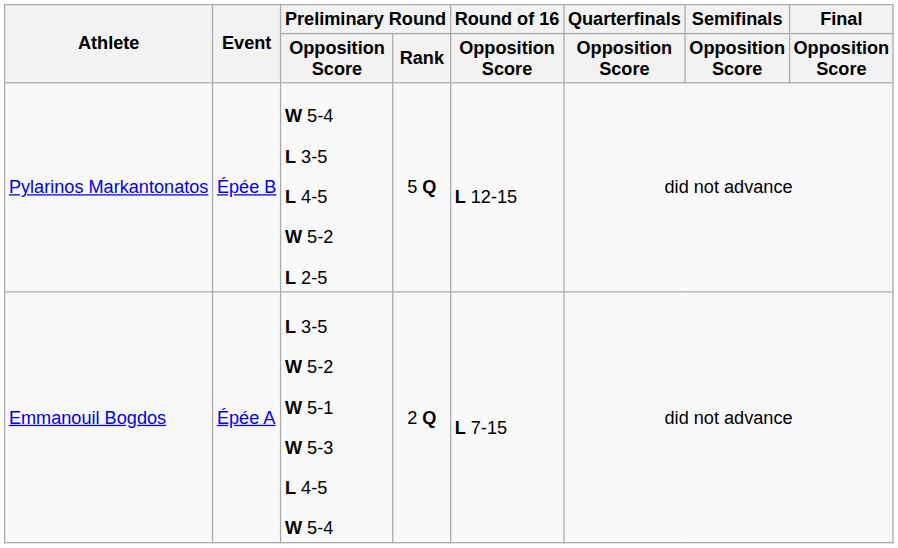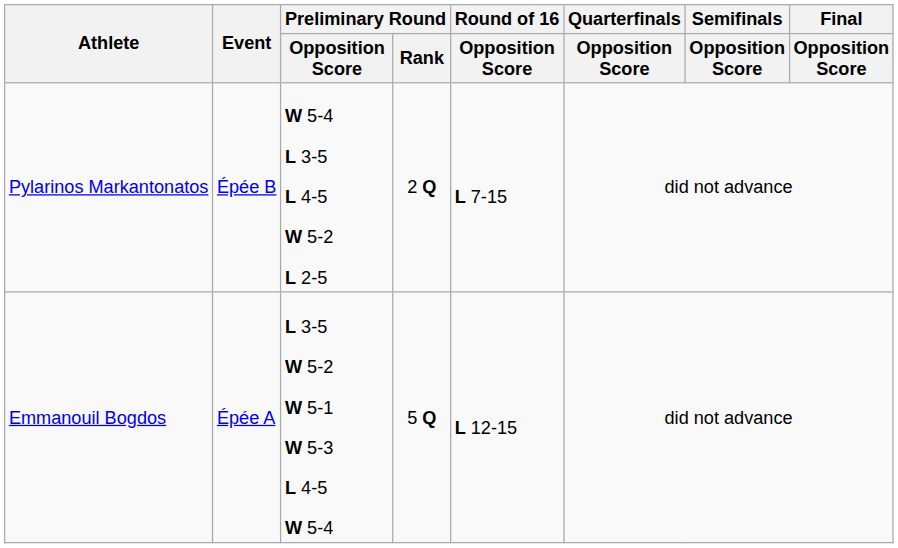(422, 188) 5 Q -> (422, 188) 2 Q
(486, 198) L 12-15 -> (481, 198) L 7-15
(422, 418) 2 Q -> (422, 418) 5 Q
(481, 428) L 7-15 -> (486, 428) L 12-15
